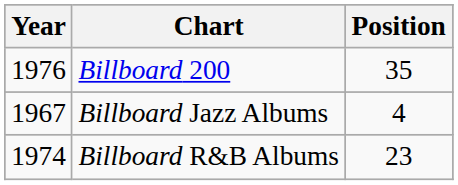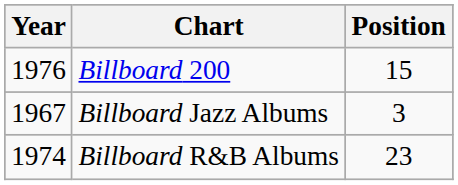(399, 69) 35 -> (399, 69) 15
(399, 112) 4 -> (399, 112) 3
